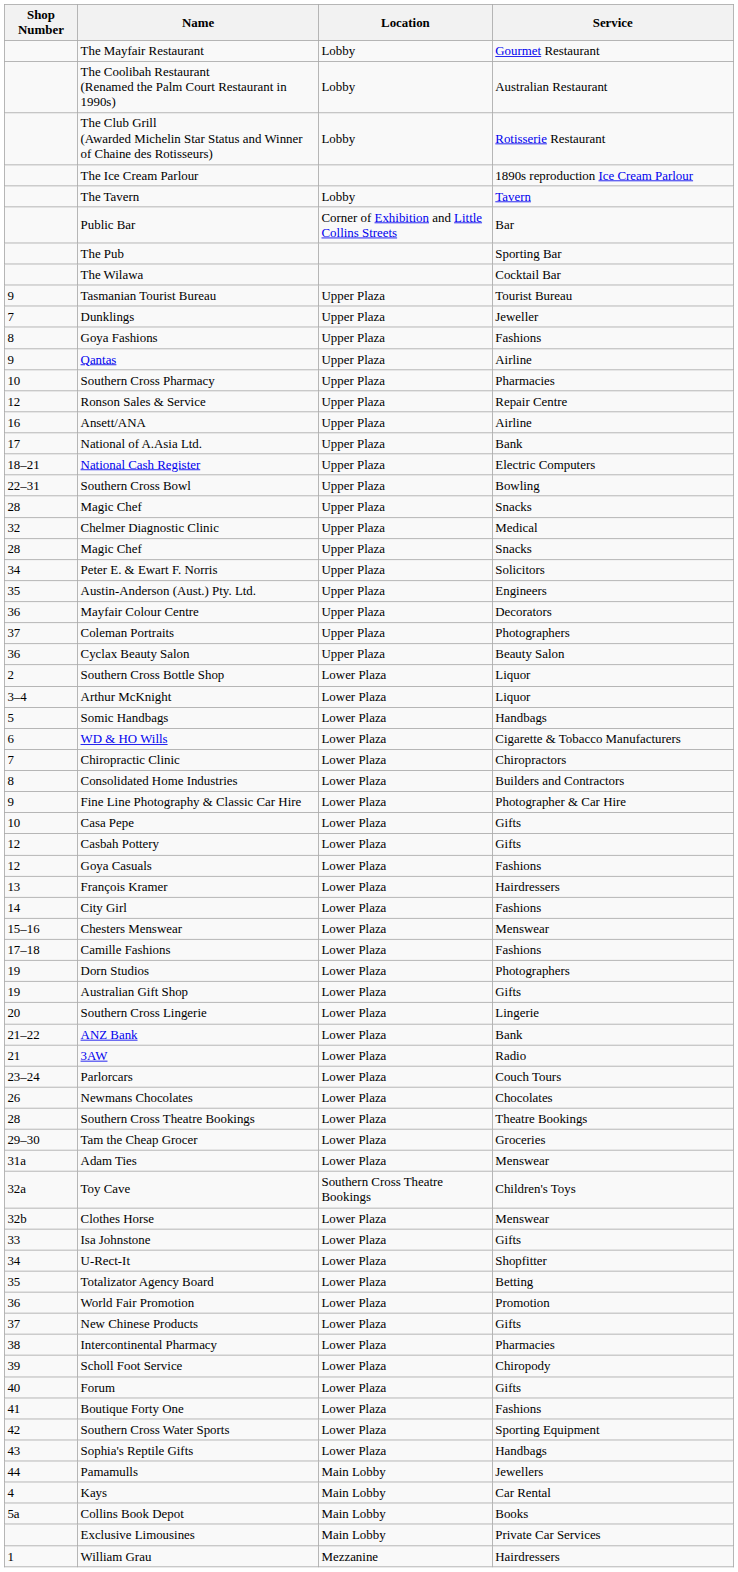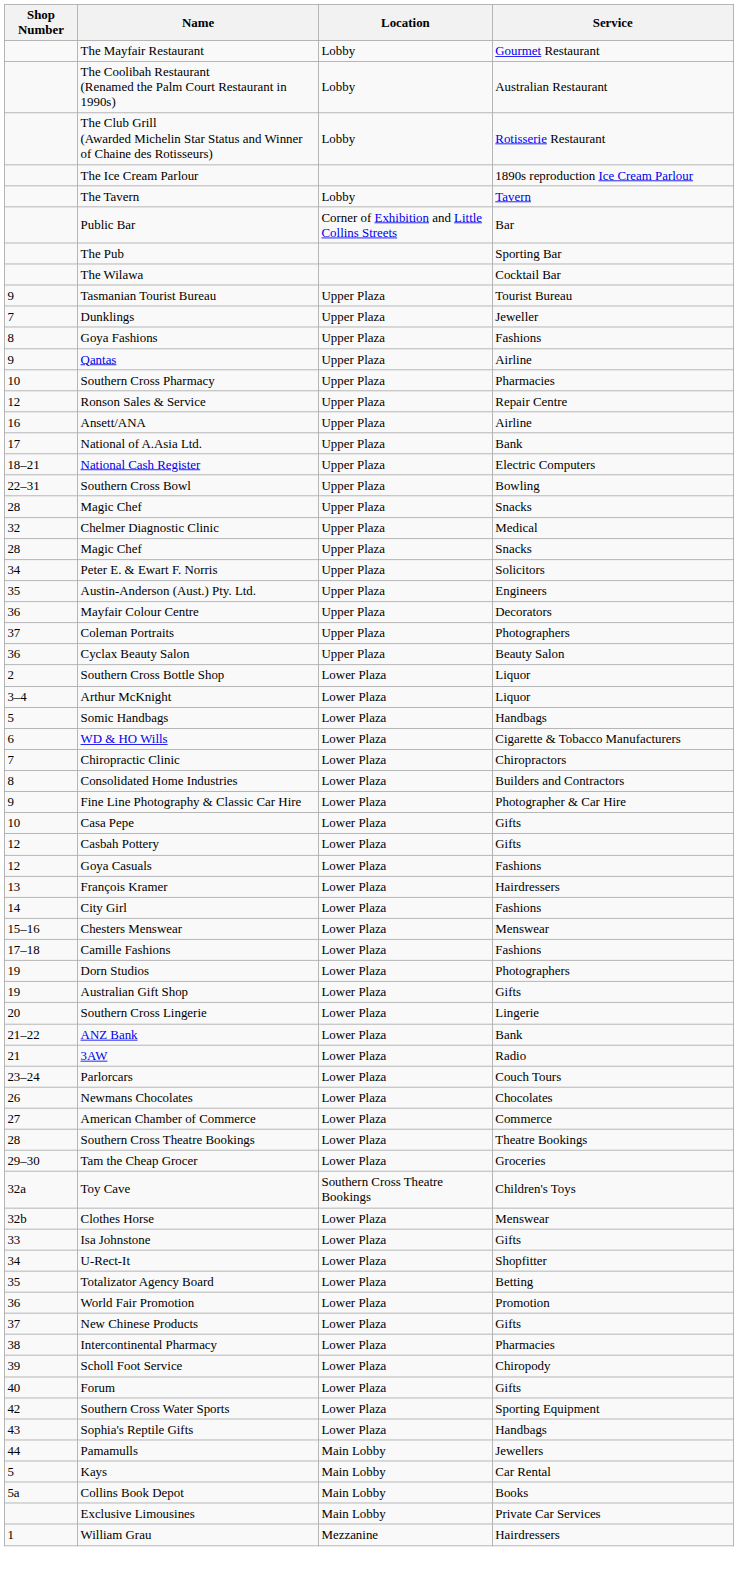+ row: (168, 1119)
- row: (109, 1161)
- row: (132, 1408)
(11, 1493) 4 -> (11, 1471) 5
